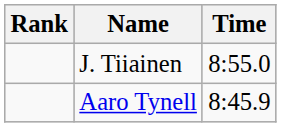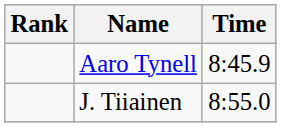rows swapped: (138, 102) <-> (131, 63)
